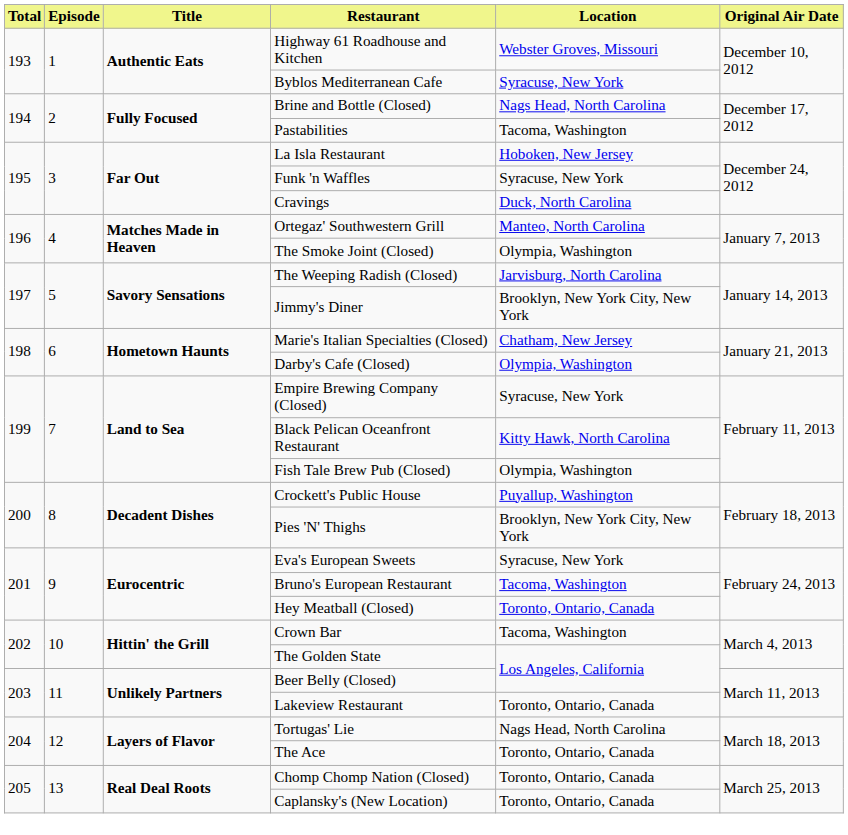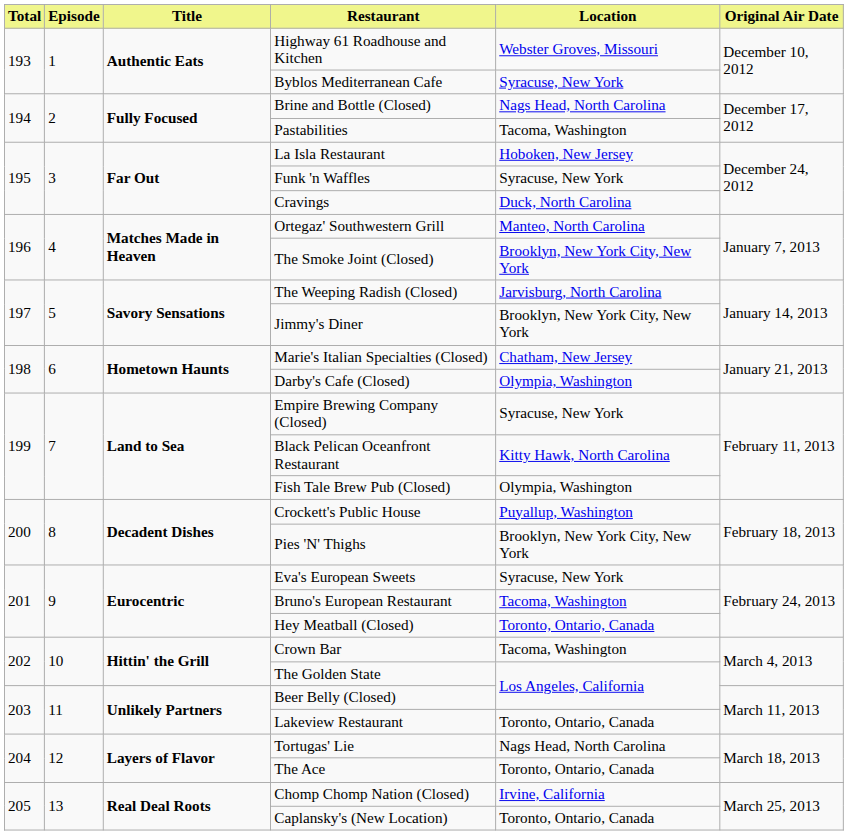(566, 250) Olympia, Washington -> (595, 259) Brooklyn, New York City, New York
(577, 777) Toronto, Ontario, Canada -> (552, 794) Irvine, California
